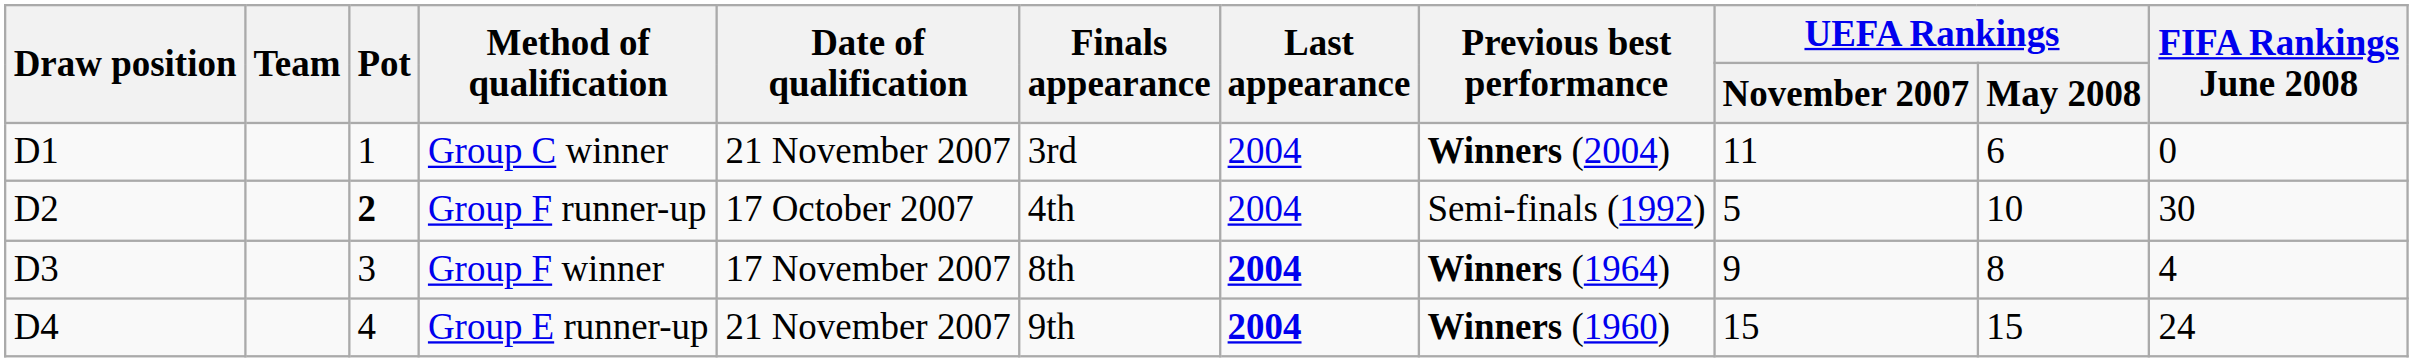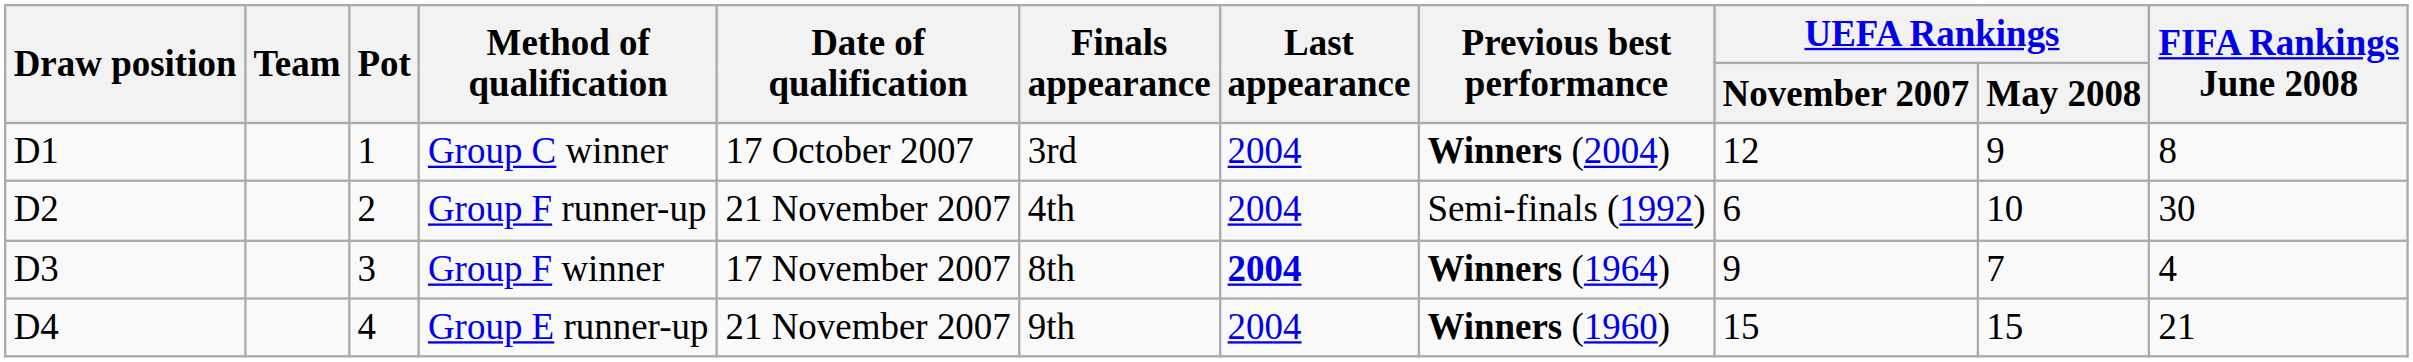(868, 151) 21 November 2007 -> (850, 151) 17 October 2007
(1740, 151) 11 -> (1741, 151) 12
(1996, 151) 6 -> (1996, 151) 9
(2168, 151) 0 -> (2168, 151) 8
(367, 209) bold -> (367, 209) normal
(850, 209) 17 October 2007 -> (868, 209) 21 November 2007
(1732, 209) 5 -> (1732, 209) 6
(1996, 268) 8 -> (1996, 268) 7
(1265, 326) bold -> (1265, 326) normal
(2177, 326) 24 -> (2177, 326) 21
